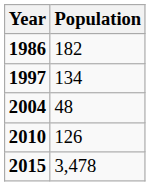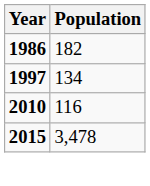- row: (27, 107)
(68, 136) 126 -> (68, 107) 116
